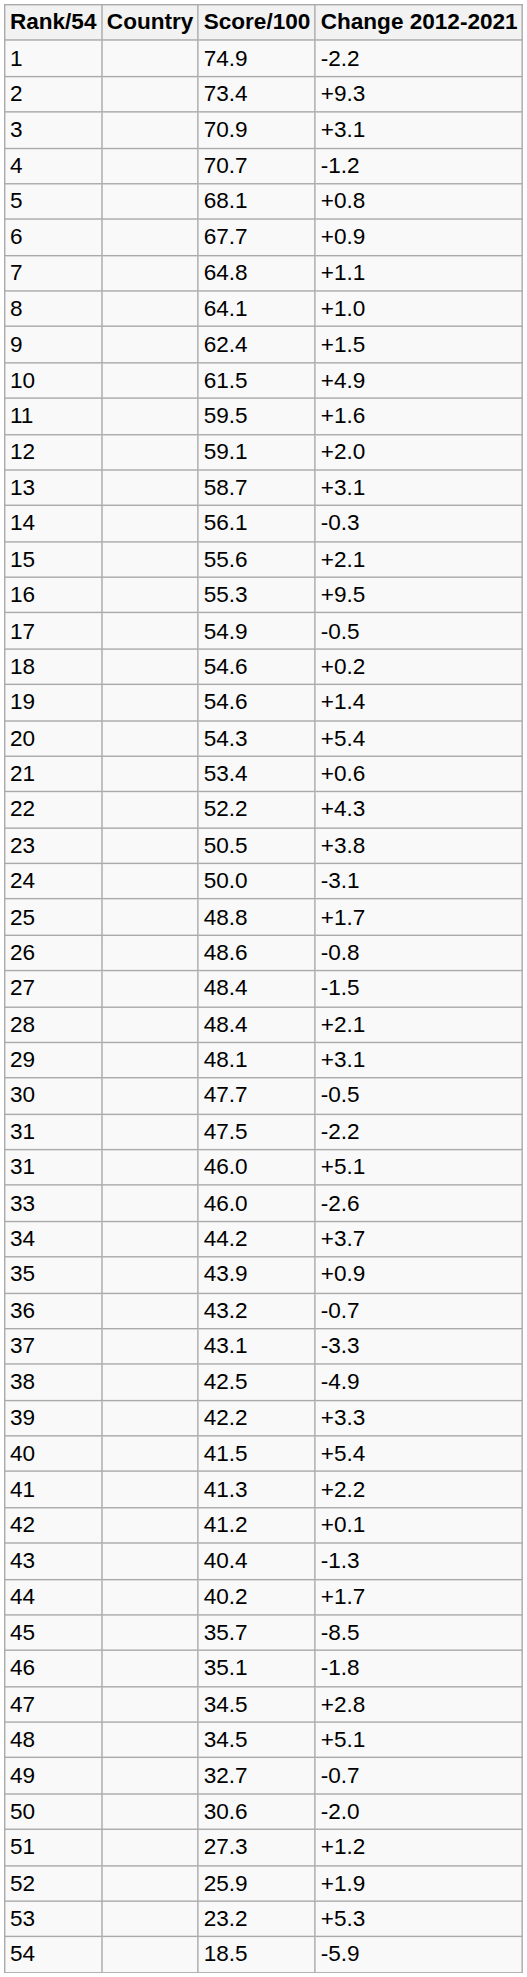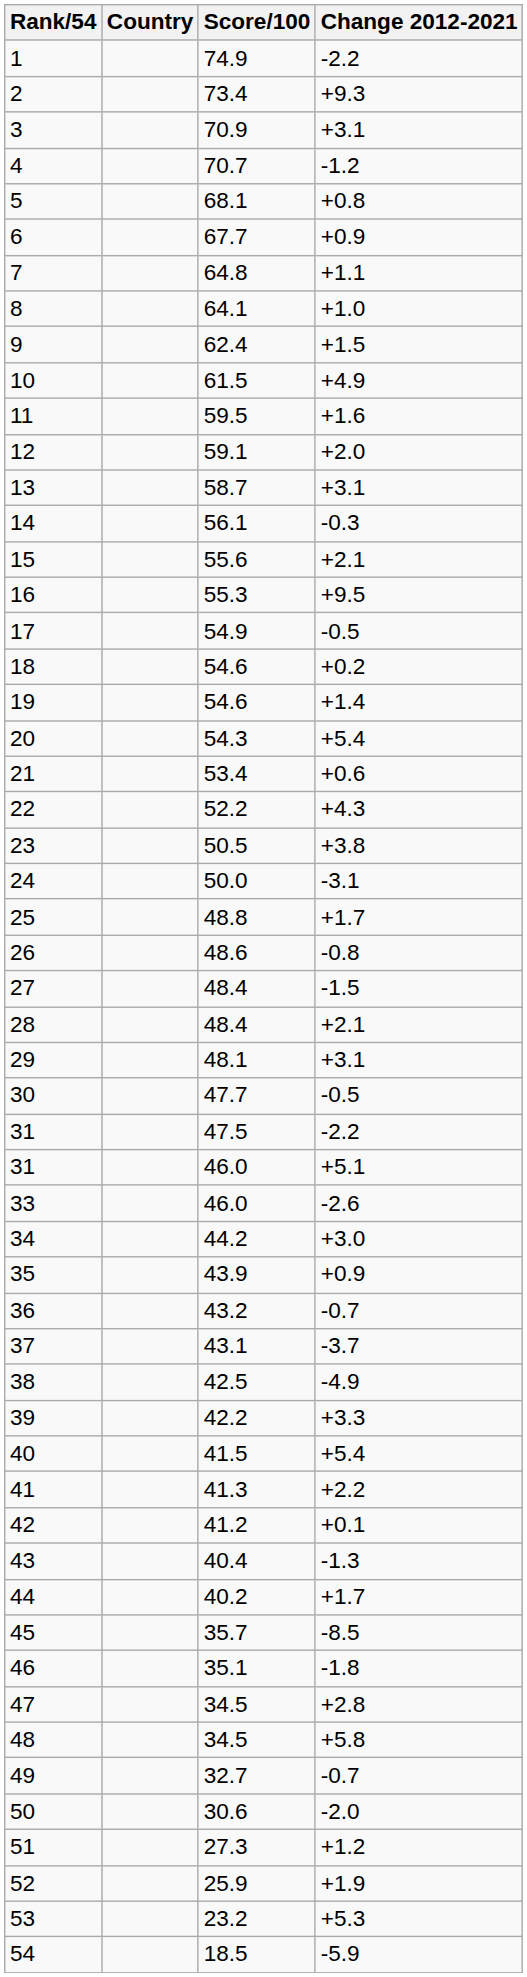(343, 1238) +3.7 -> (343, 1238) +3.0
(340, 1346) -3.3 -> (340, 1346) -3.7
(343, 1739) +5.1 -> (343, 1739) +5.8
